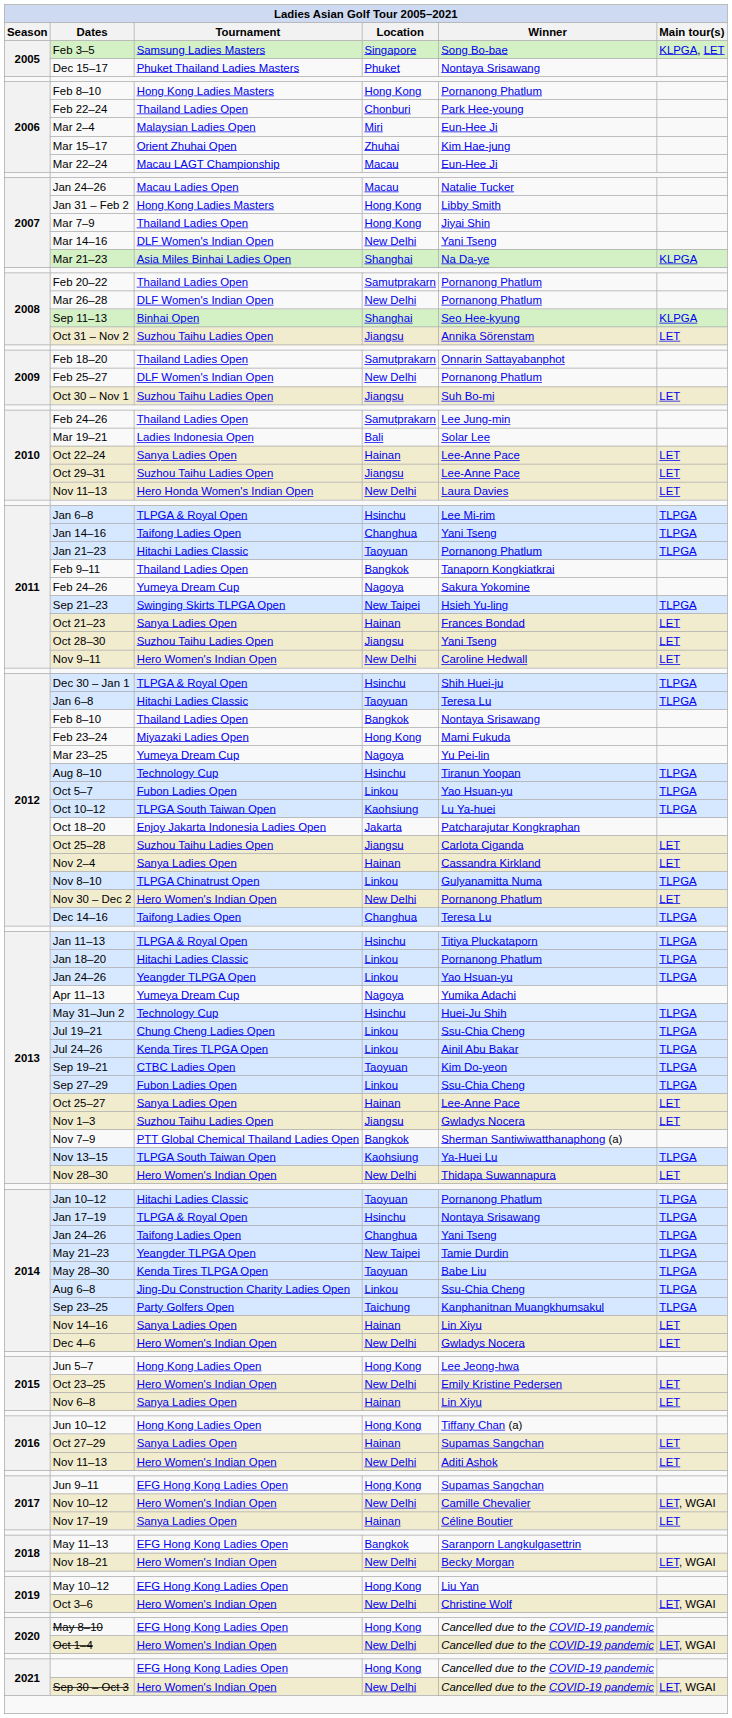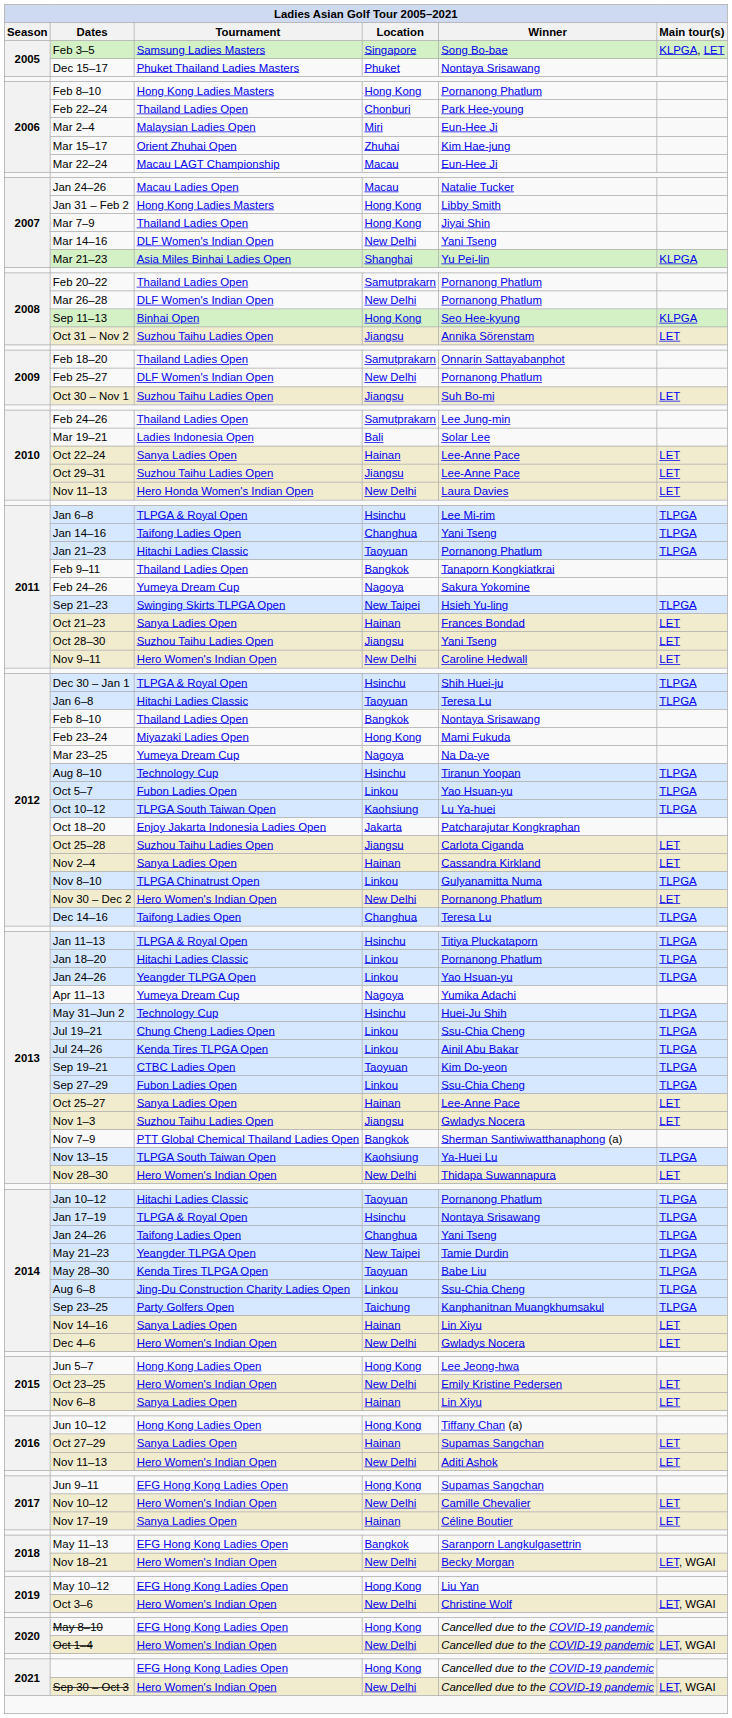(465, 259) Na Da-ye -> (465, 259) Yu Pei-lin
(388, 318) Shanghai -> (393, 318) Hong Kong
(465, 754) Yu Pei-lin -> (465, 754) Na Da-ye
(687, 1503) LET, WGAI -> (670, 1503) LET
